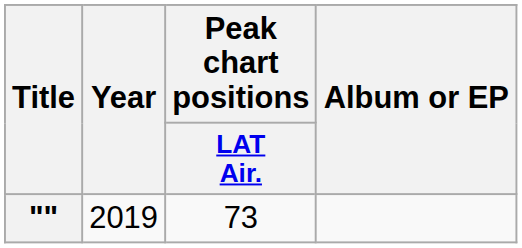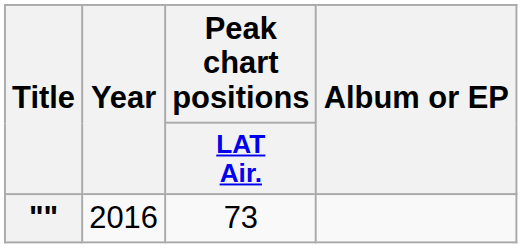(124, 217) 2019 -> (124, 217) 2016
